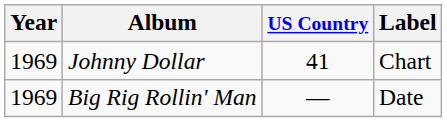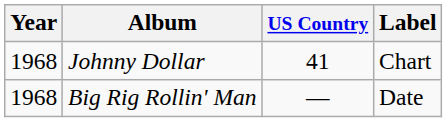(34, 60) 1969 -> (34, 60) 1968
(34, 97) 1969 -> (34, 97) 1968
